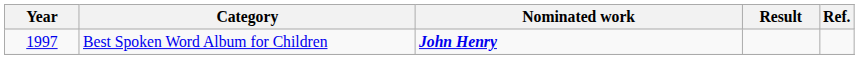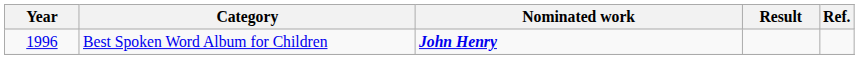(42, 41) 1997 -> (42, 41) 1996
